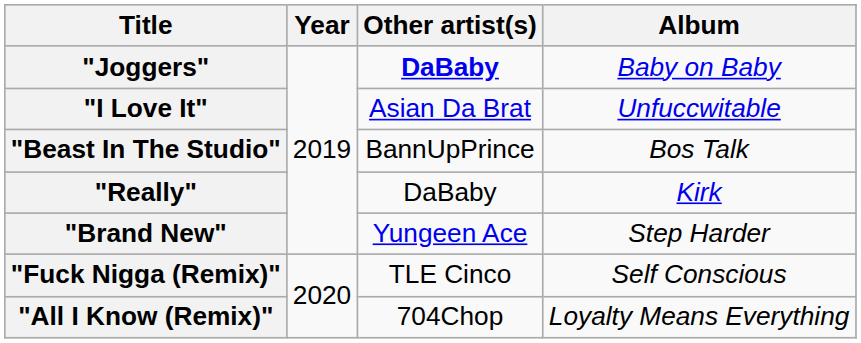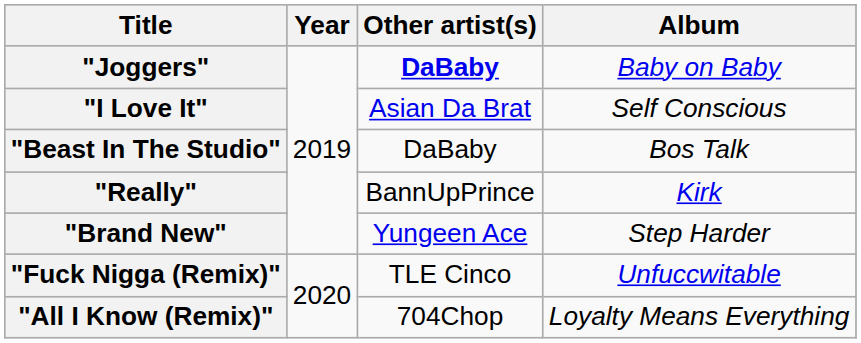(699, 108) Unfuccwitable -> (699, 108) Self Conscious
(450, 150) BannUpPrince -> (450, 150) DaBaby
(450, 191) DaBaby -> (450, 191) BannUpPrince
(699, 274) Self Conscious -> (699, 274) Unfuccwitable
